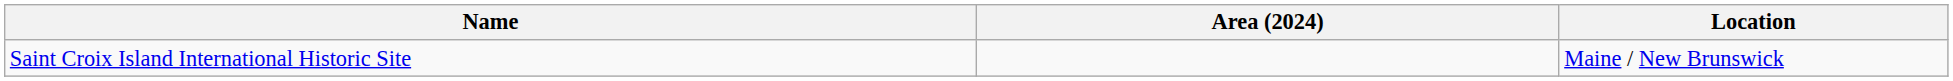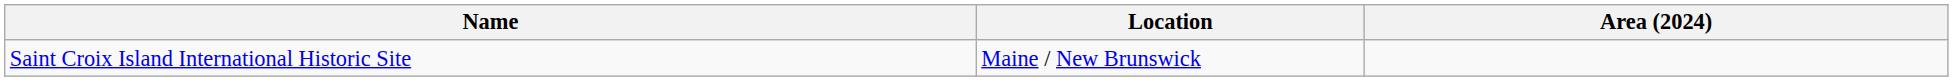columns swapped: (1753, 22) <-> (1268, 22)
